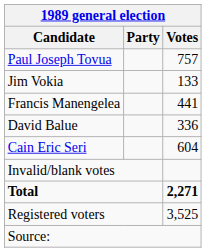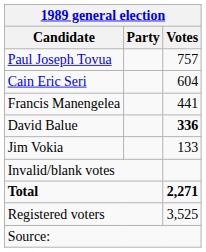rows swapped: (47, 147) <-> (35, 81)
(188, 125) normal -> (188, 125) bold
